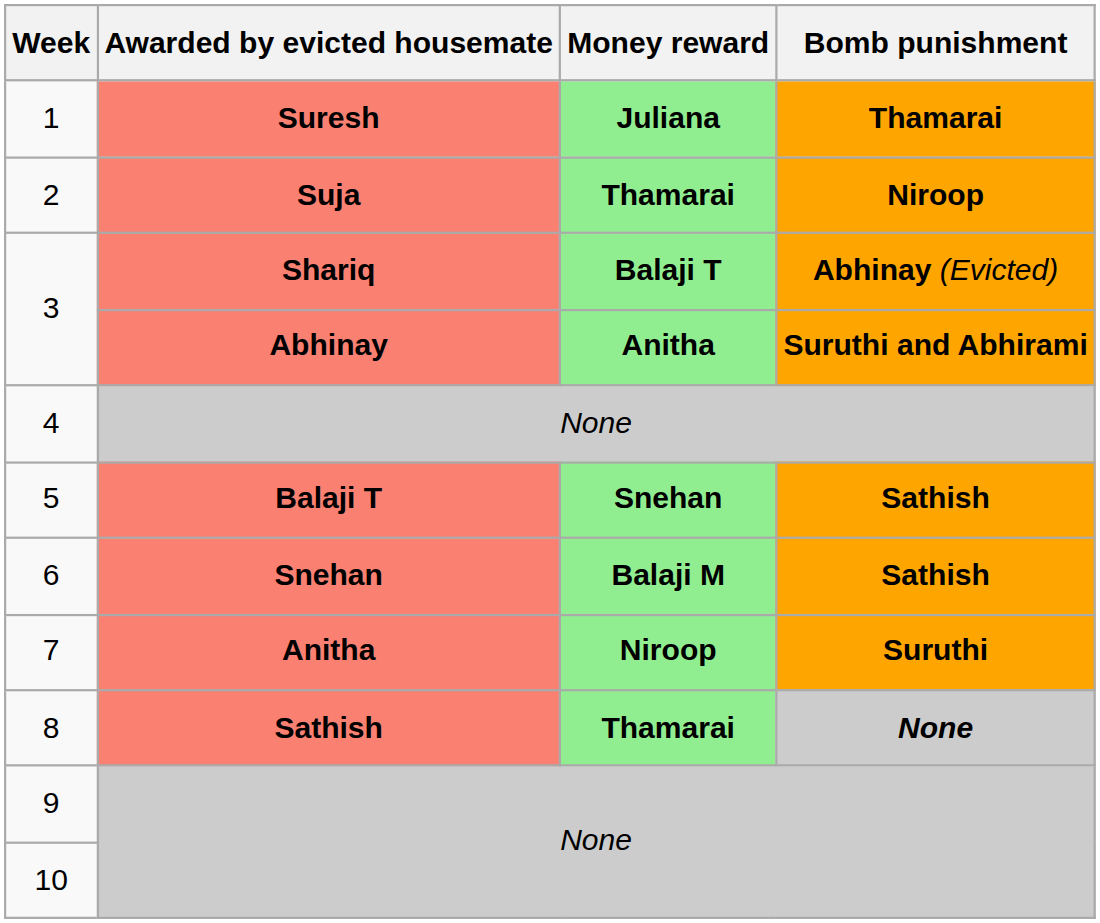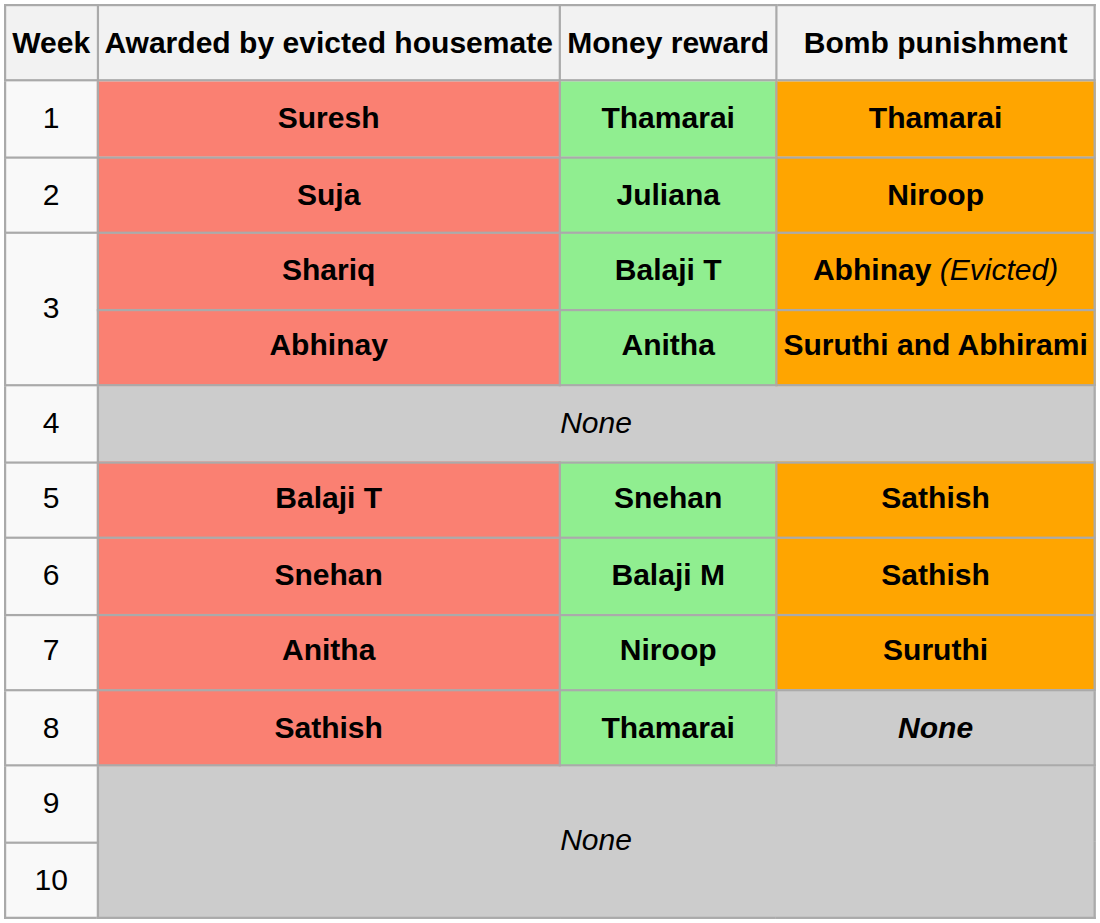(668, 118) Juliana -> (668, 118) Thamarai
(668, 194) Thamarai -> (668, 194) Juliana
